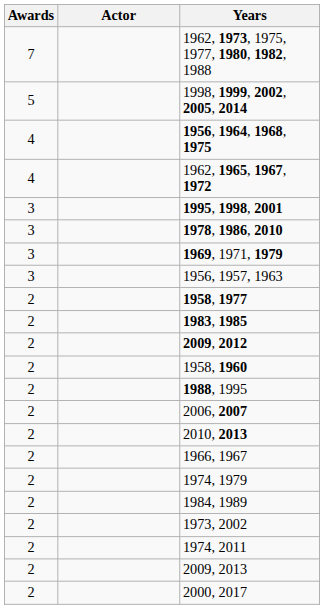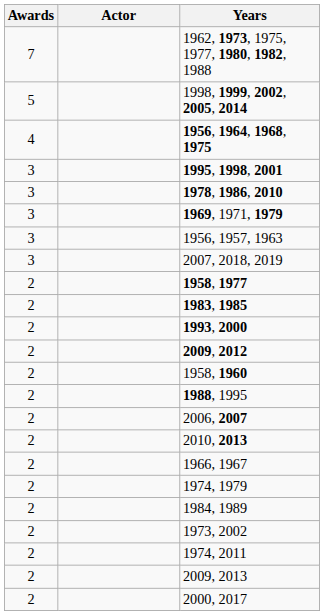- row: (235, 178)
+ row: (233, 260)
+ row: (215, 328)
